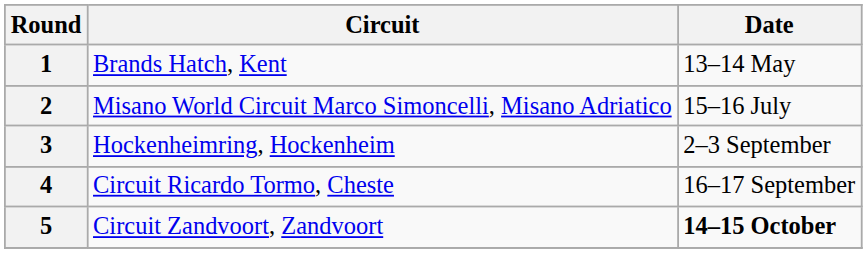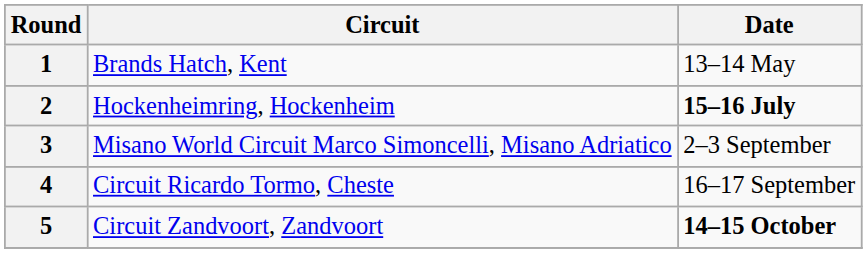(382, 105) Misano World Circuit Marco Simoncelli, Misano Adriatico -> (244, 105) Hockenheimring, Hockenheim
(737, 105) normal -> (739, 105) bold
(244, 145) Hockenheimring, Hockenheim -> (382, 145) Misano World Circuit Marco Simoncelli, Misano Adriatico
